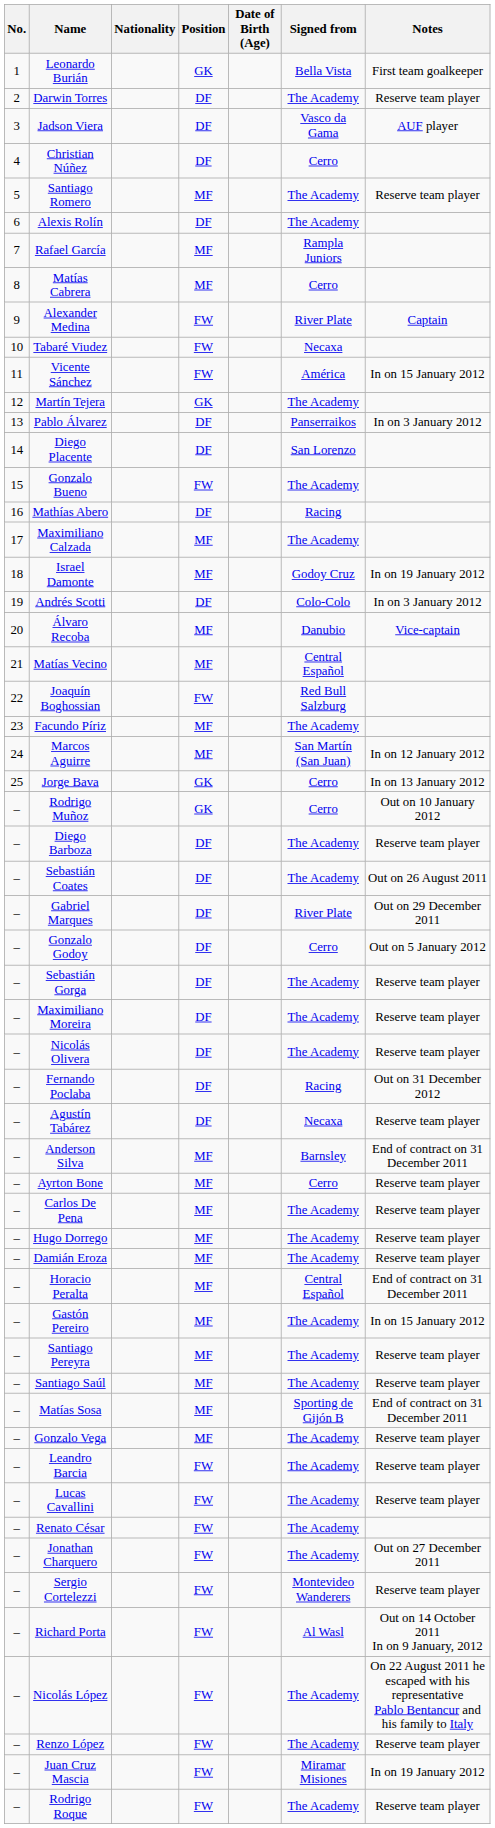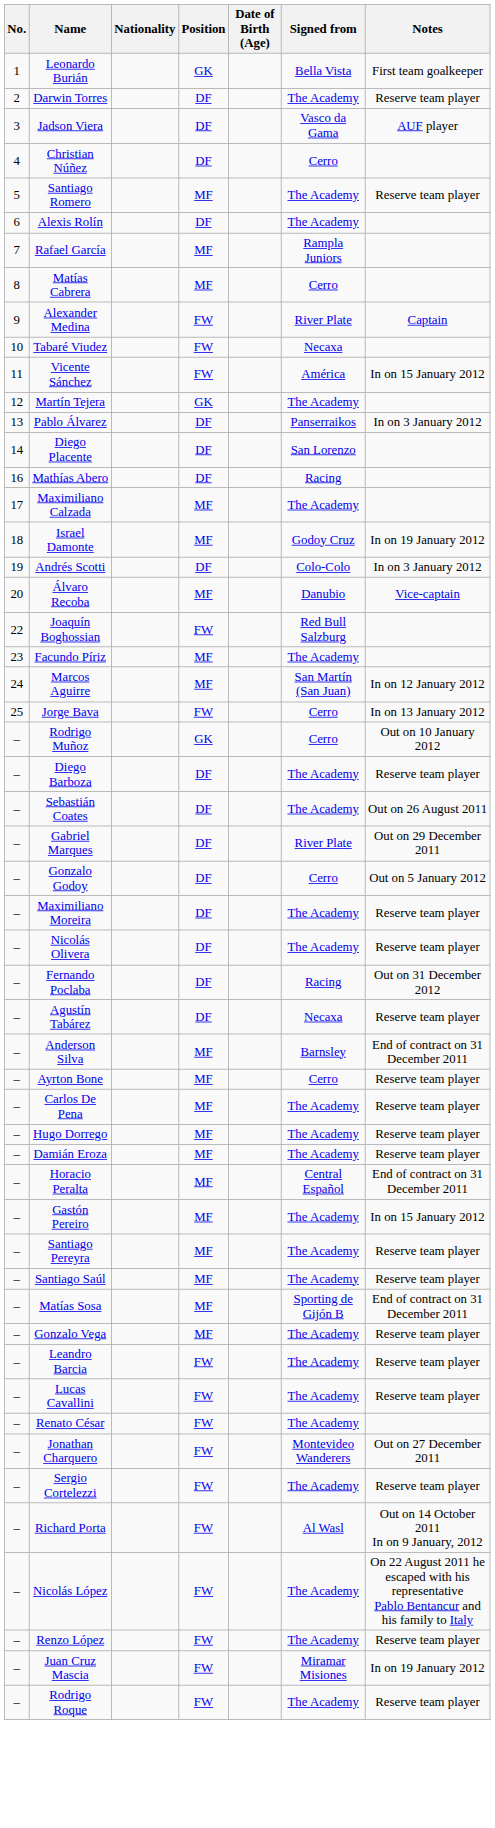- row: (70, 484)
- row: (70, 664)
(203, 781) GK -> (203, 711) FW
- row: (70, 982)
(323, 1555) The Academy -> (323, 1451) Montevideo Wanderers
(323, 1589) Montevideo Wanderers -> (323, 1485) The Academy
